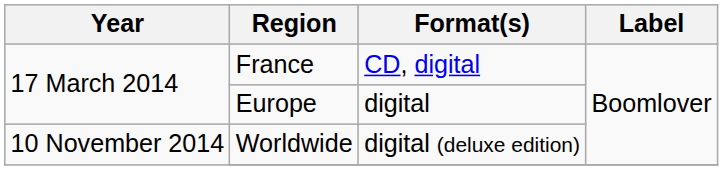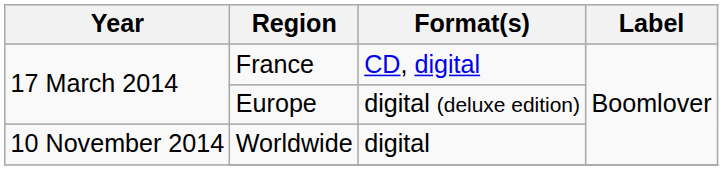(397, 104) digital -> (472, 104) digital (deluxe edition)
(472, 143) digital (deluxe edition) -> (397, 143) digital
